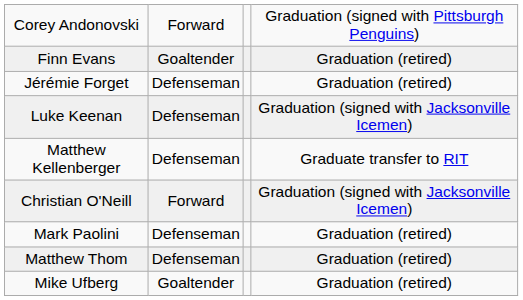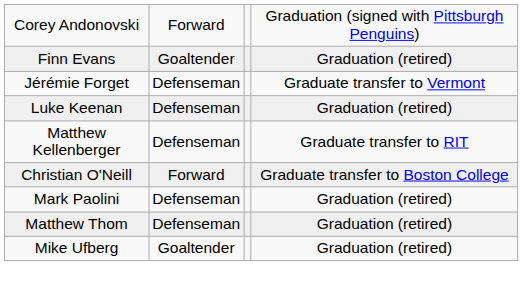(384, 83) Graduation (retired) -> (384, 83) Graduate transfer to Vermont
(384, 116) Graduation (signed with Jacksonville Icemen) -> (384, 108) Graduation (retired)
(384, 200) Graduation (signed with Jacksonville Icemen) -> (384, 174) Graduate transfer to Boston College
